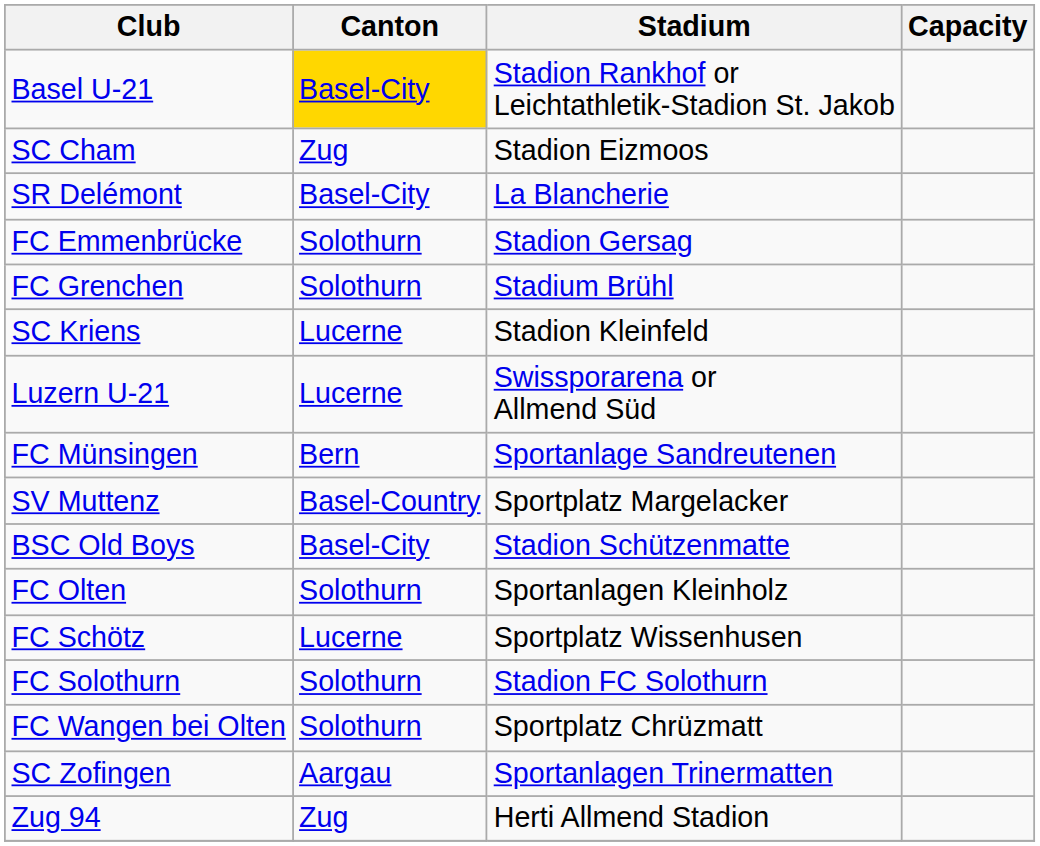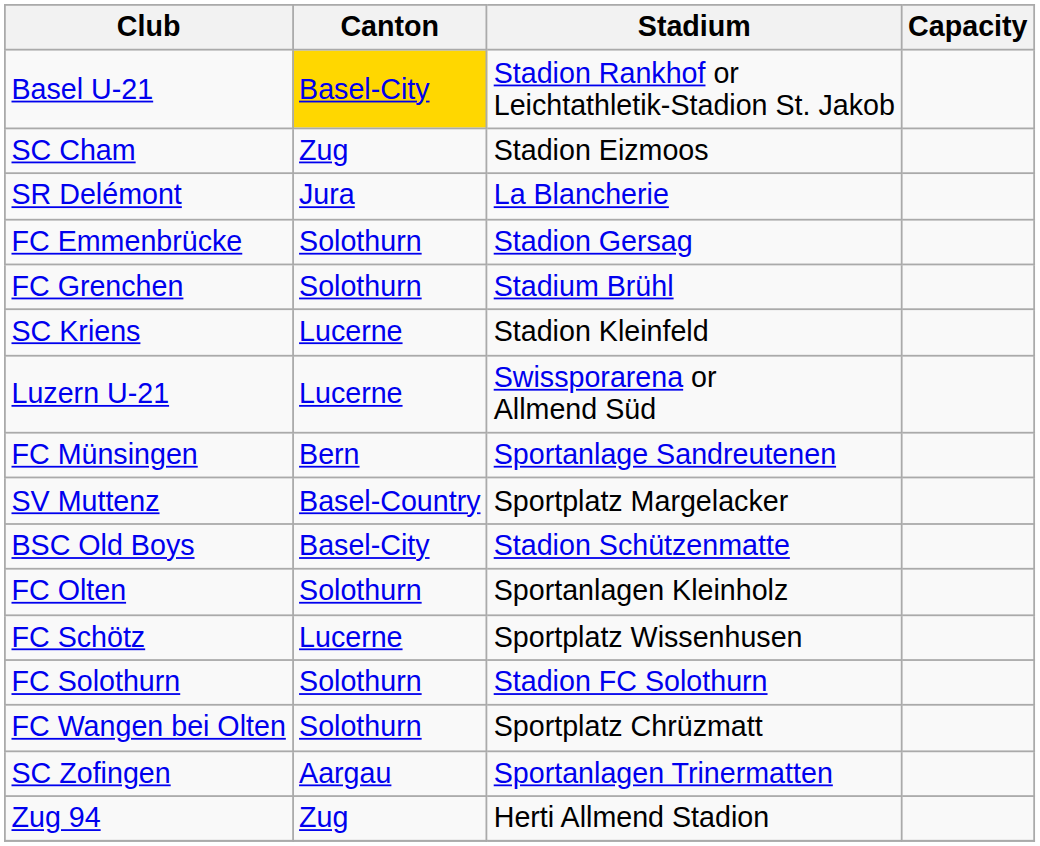(364, 195) Basel-City -> (327, 195) Jura
